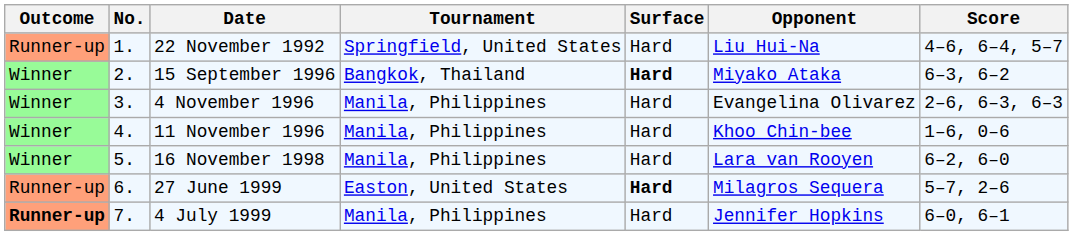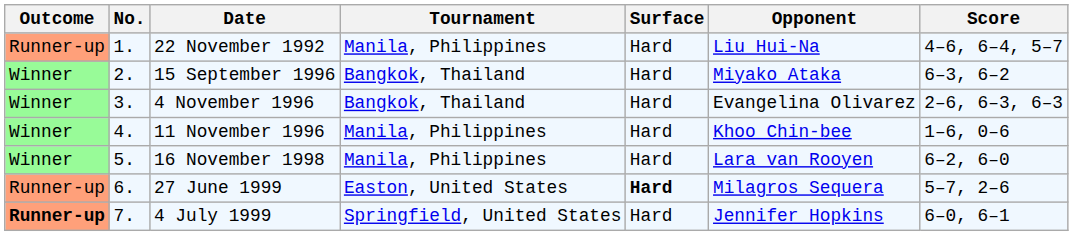(483, 47) Springfield, United States -> (445, 47) Manila, Philippines
(651, 75) bold -> (651, 75) normal
(445, 103) Manila, Philippines -> (435, 103) Bangkok, Thailand
(445, 216) Manila, Philippines -> (483, 216) Springfield, United States
